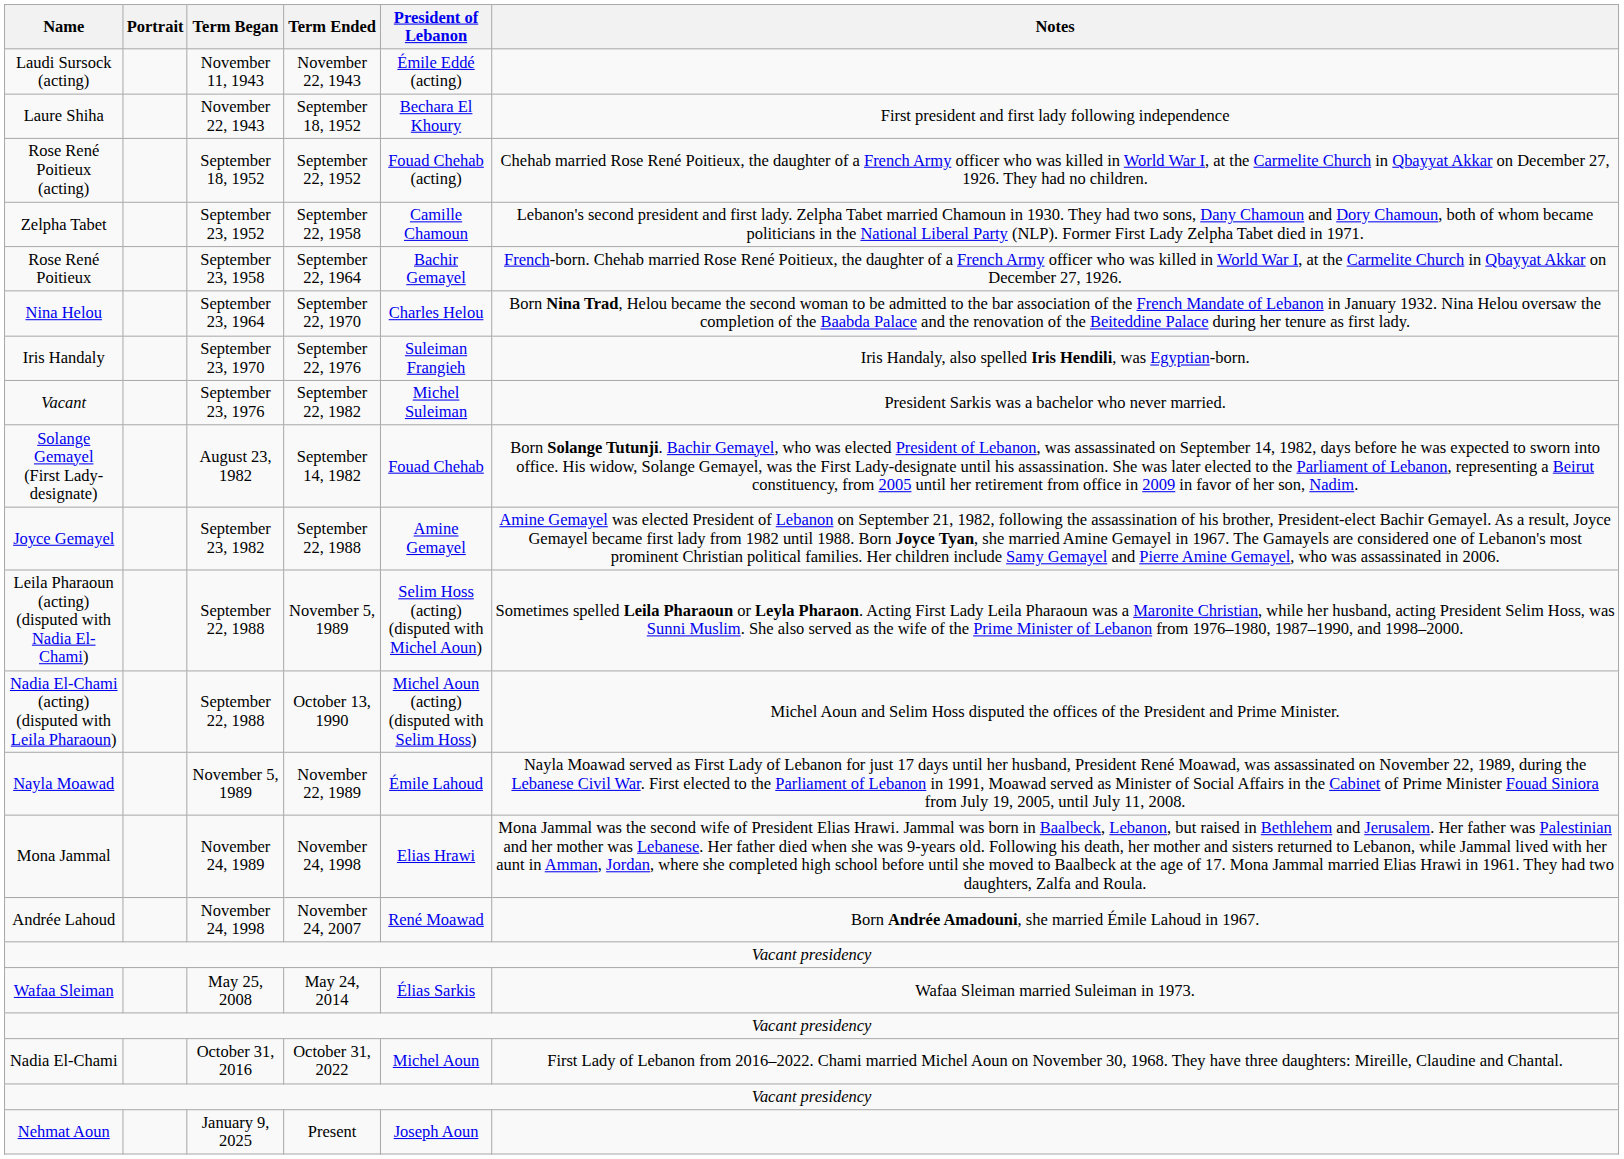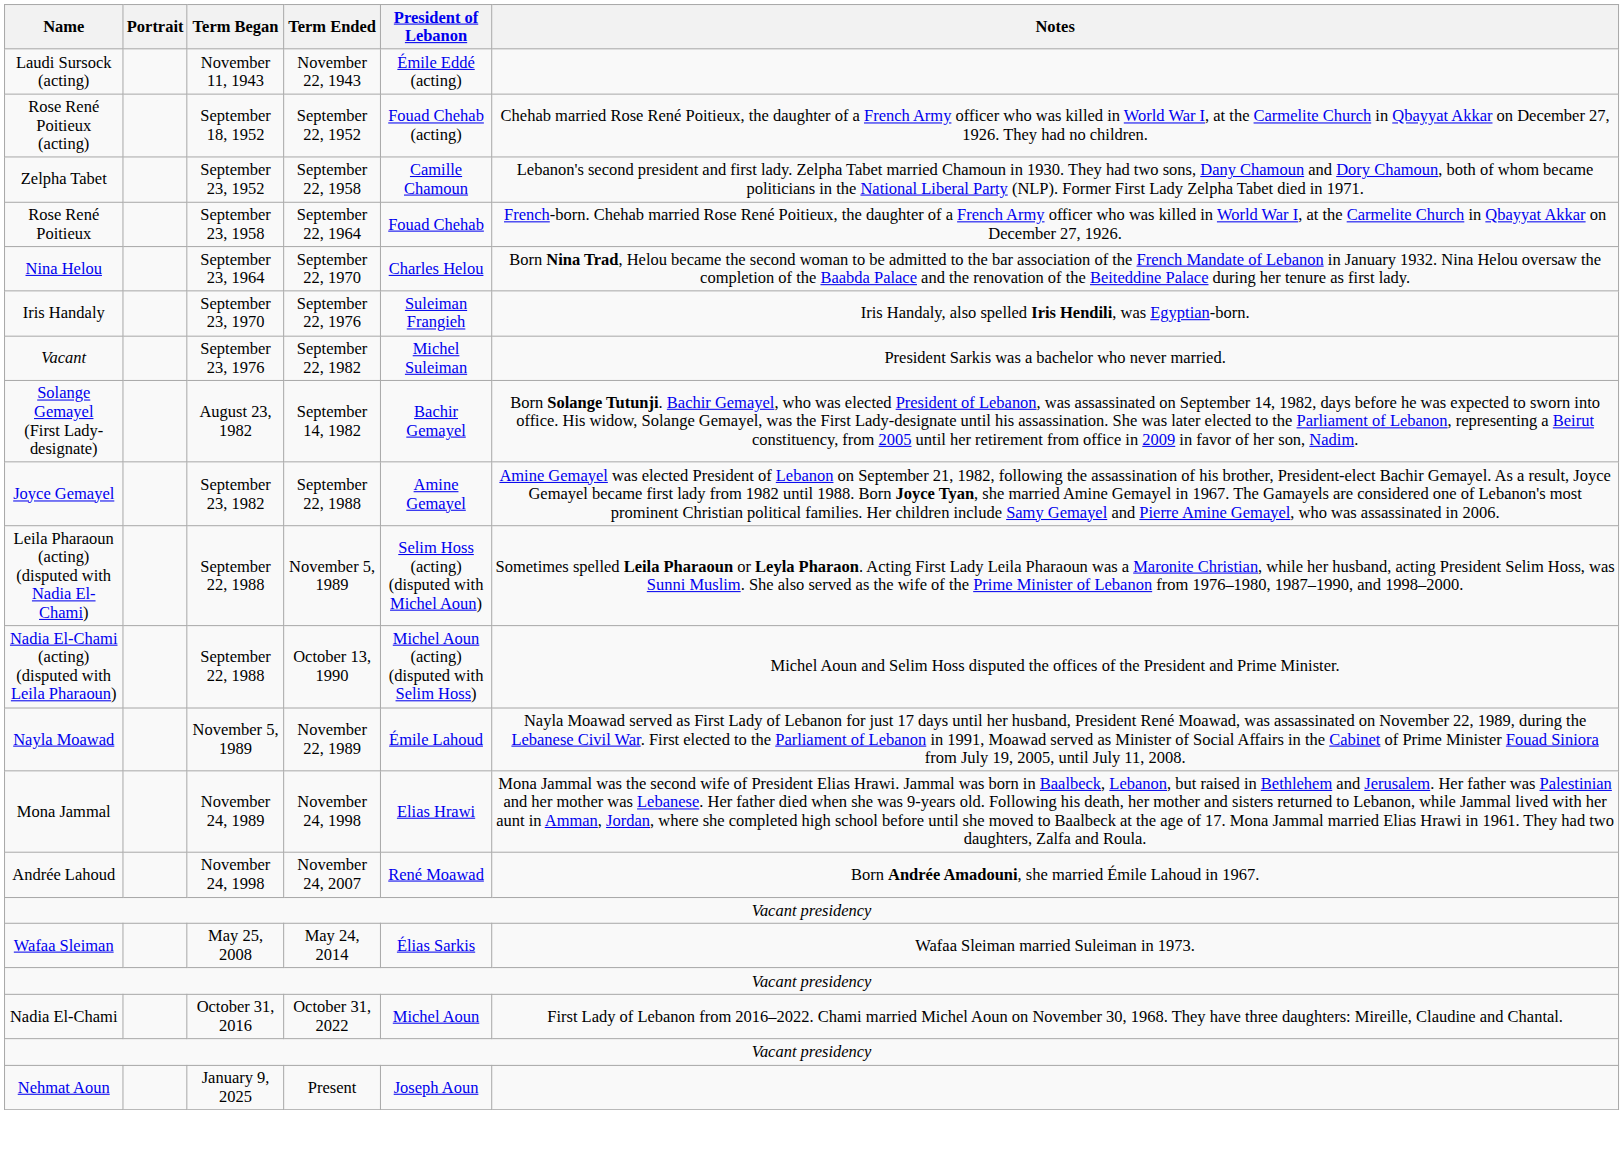- row: (64, 116)
(436, 268) Bachir Gemayel -> (436, 224) Fouad Chehab
(436, 466) Fouad Chehab -> (436, 421) Bachir Gemayel
